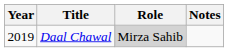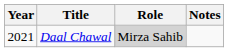(21, 36) 2019 -> (21, 36) 2021
